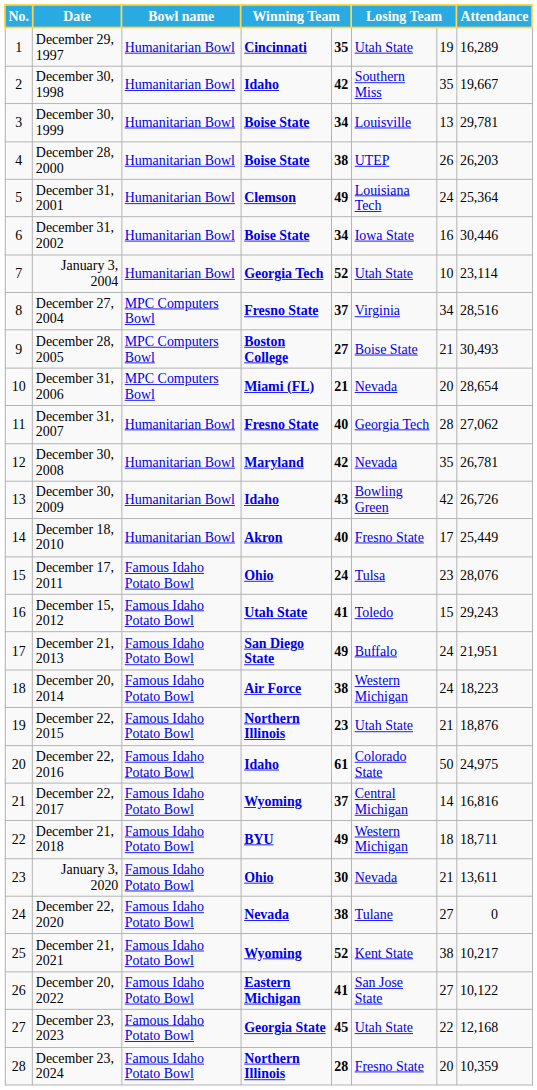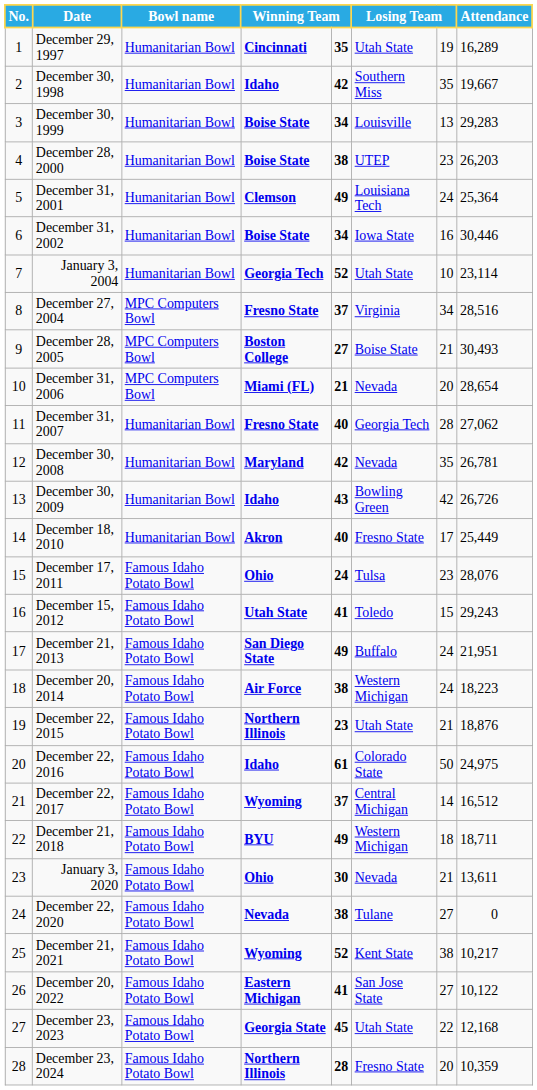(479, 122) 29,781 -> (479, 122) 29,283
(447, 160) 26 -> (447, 160) 23
(479, 801) 16,816 -> (479, 801) 16,512
